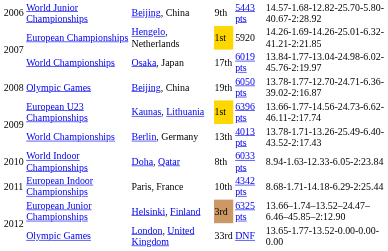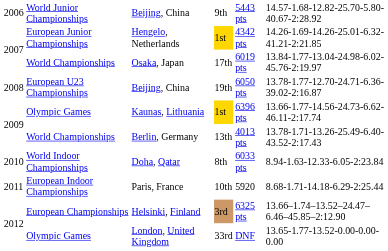(77, 38) European Championships -> (59, 38) European Junior Championships
(245, 38) 5920 -> (245, 38) 4342 pts
(59, 87) Olympic Games -> (57, 87) European U23 Championships
(57, 112) European U23 Championships -> (59, 112) Olympic Games
(245, 186) 4342 pts -> (245, 186) 5920
(59, 211) European Junior Championships -> (77, 211) European Championships
